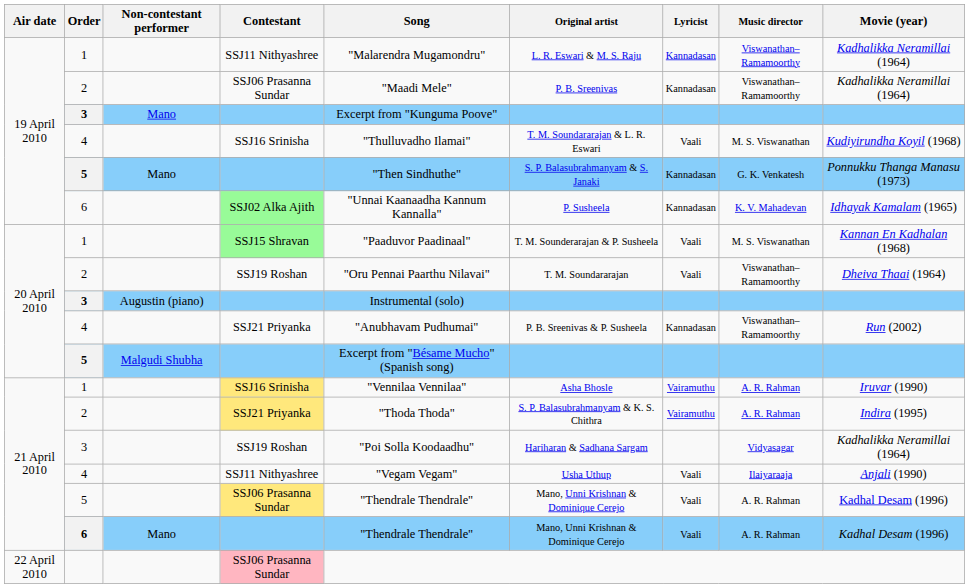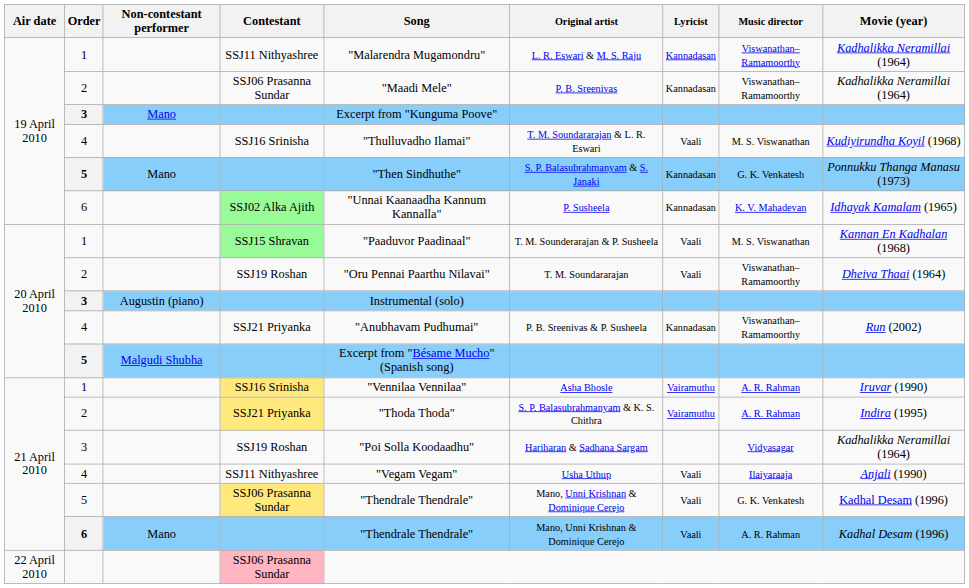(771, 500) A. R. Rahman -> (771, 500) G. K. Venkatesh
